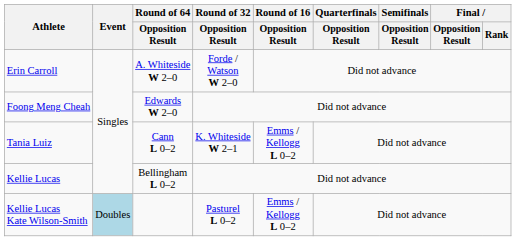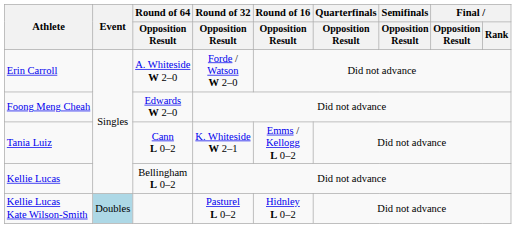(283, 215) Emms / Kellogg L 0–2 -> (283, 208) Hidnley L 0–2
